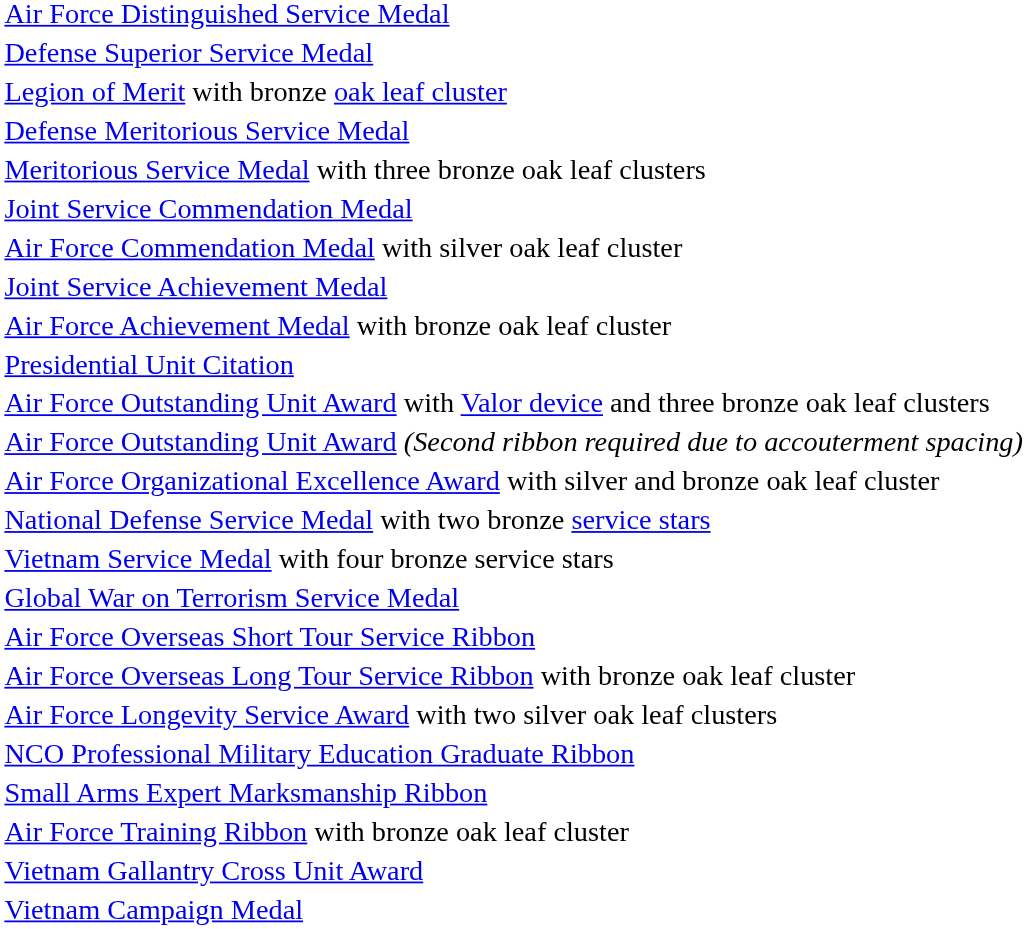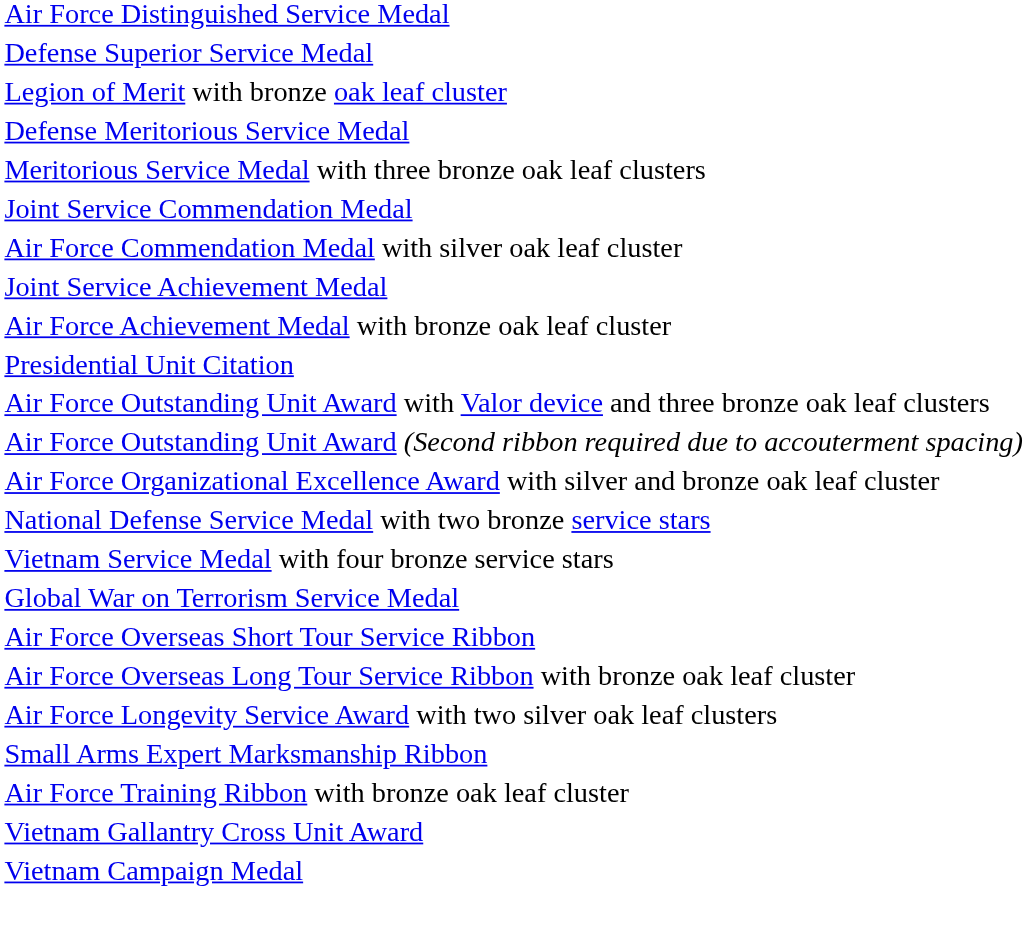- row: (319, 753)
